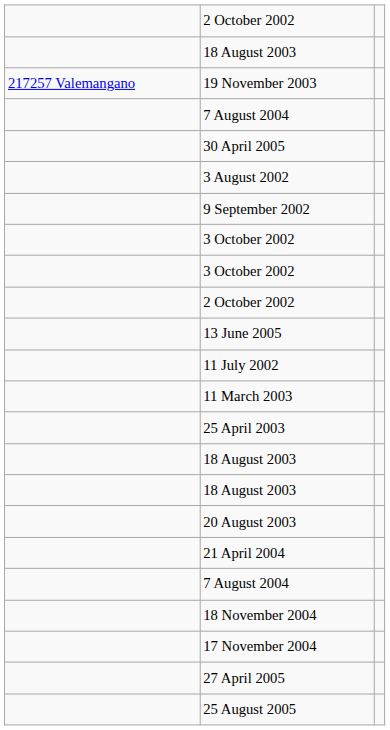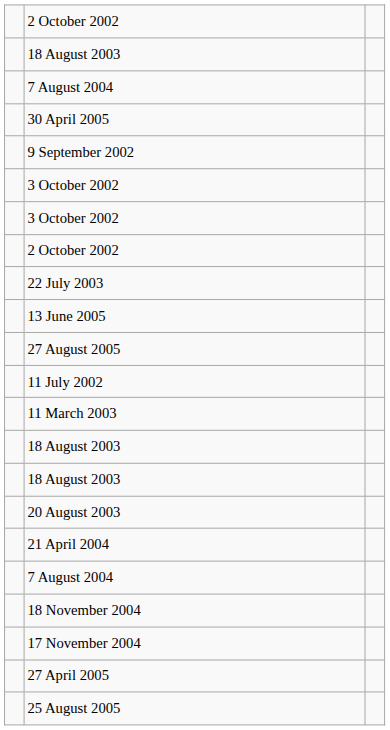- row: (72, 83)
- row: (102, 177)
+ row: (14, 283)
+ row: (14, 349)
- row: (102, 428)
